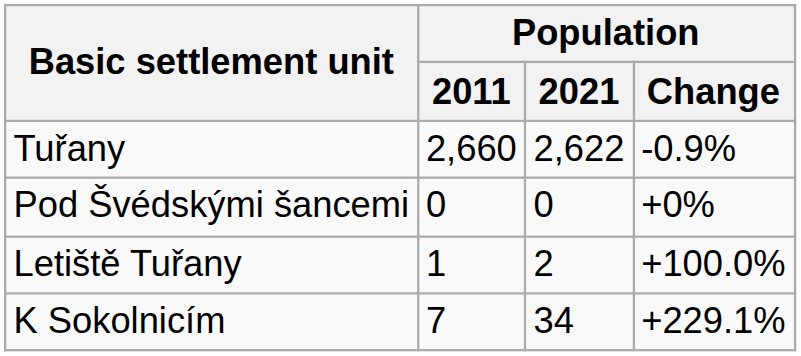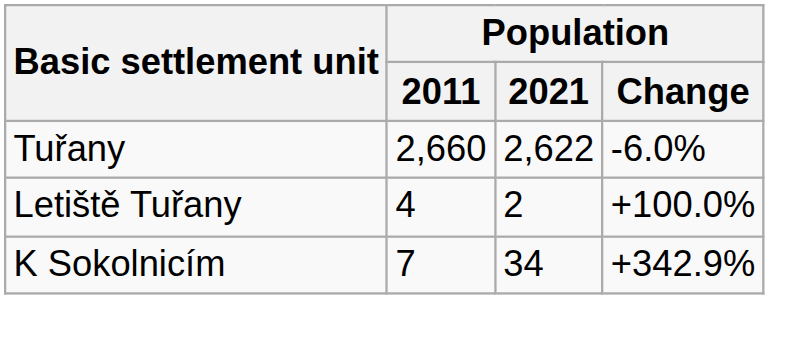(689, 148) -0.9% -> (658, 148) -6.0%
- row: (211, 206)
(436, 263) 1 -> (406, 206) 4
(713, 321) +229.1% -> (683, 263) +342.9%
